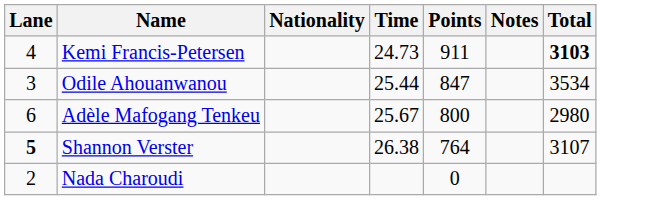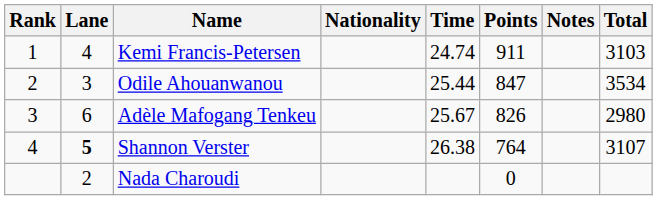+ column: (33, 20)
(396, 52) 24.73 -> (452, 52) 24.74
(570, 52) bold -> (626, 52) normal
(455, 115) 800 -> (511, 115) 826
